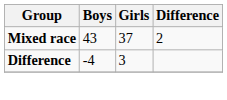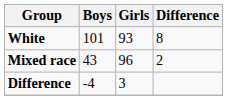+ row: (26, 38)
(126, 38) 37 -> (126, 60) 96
